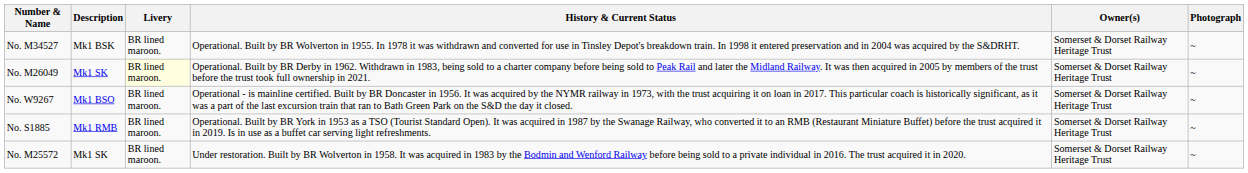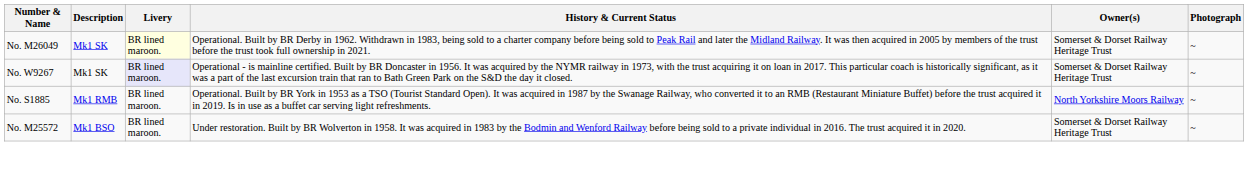- row: (32, 45)
(94, 100) Mk1 BSO -> (91, 72) Mk1 SK
(146, 100) no background -> (146, 72) lavender background
(1111, 127) Somerset & Dorset Railway Heritage Trust -> (1119, 100) North Yorkshire Moors Railway
(91, 154) Mk1 SK -> (94, 127) Mk1 BSO
